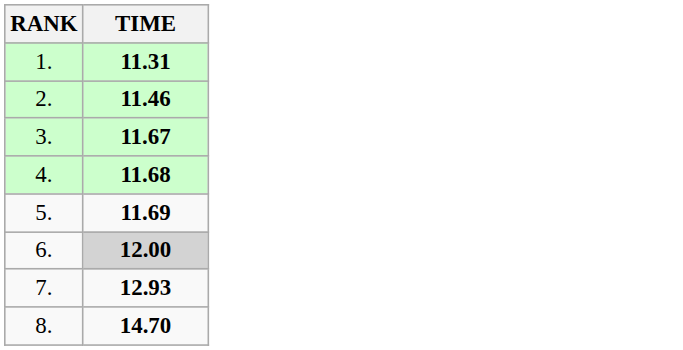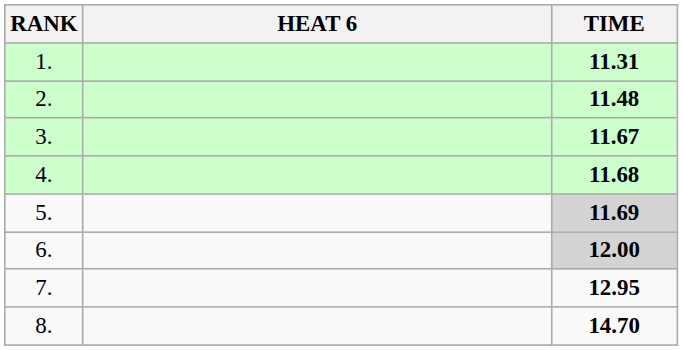+ column: (317, 23)
(146, 99) 11.46 -> (614, 99) 11.48
(146, 212) no background -> (614, 212) lightgrey background
(145, 288) 12.93 -> (614, 288) 12.95
